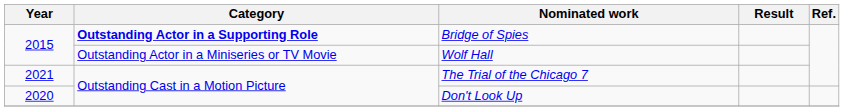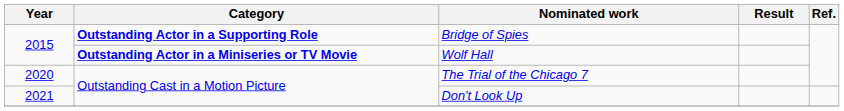(207, 55) normal -> (217, 55) bold
(39, 75) 2021 -> (39, 75) 2020
(39, 95) 2020 -> (39, 95) 2021
